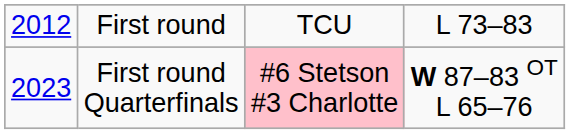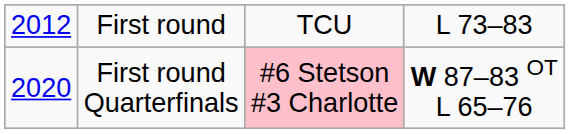(41, 87) 2023 -> (41, 87) 2020
